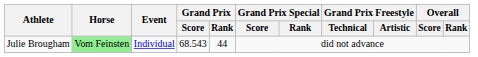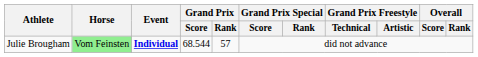(154, 44) normal -> (156, 44) bold
(193, 44) 68.543 -> (196, 44) 68.544
(222, 44) 44 -> (226, 44) 57
